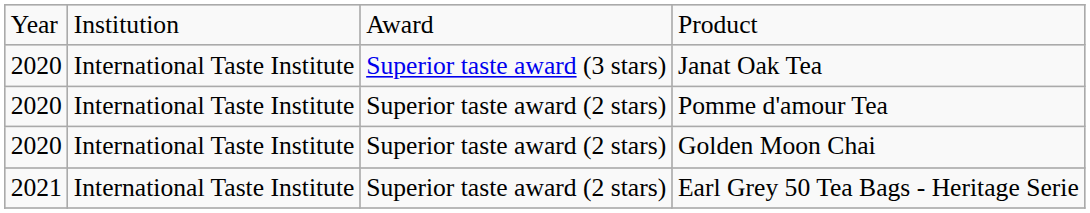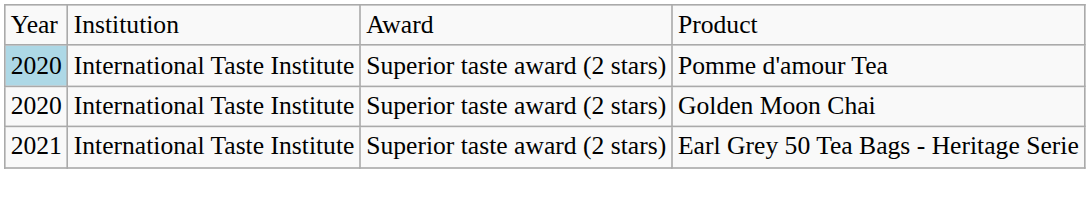- row: (750, 65)
(36, 106) no background -> (36, 65) lightblue background
